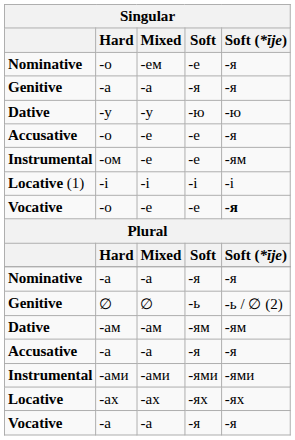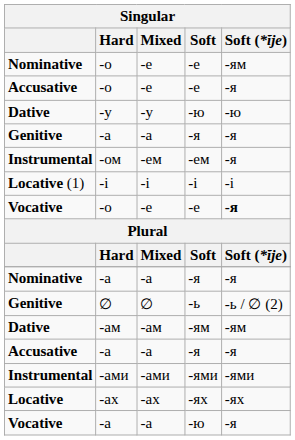(151, 64) -ем -> (146, 64) -е
(231, 64) -я -> (235, 64) -ям
rows swapped: (35, 87) <-> (43, 135)
(146, 159) -е -> (151, 159) -ем
(194, 159) -е -> (199, 159) -ем
(235, 159) -ям -> (231, 159) -я
(194, 422) -я -> (196, 422) -ю
